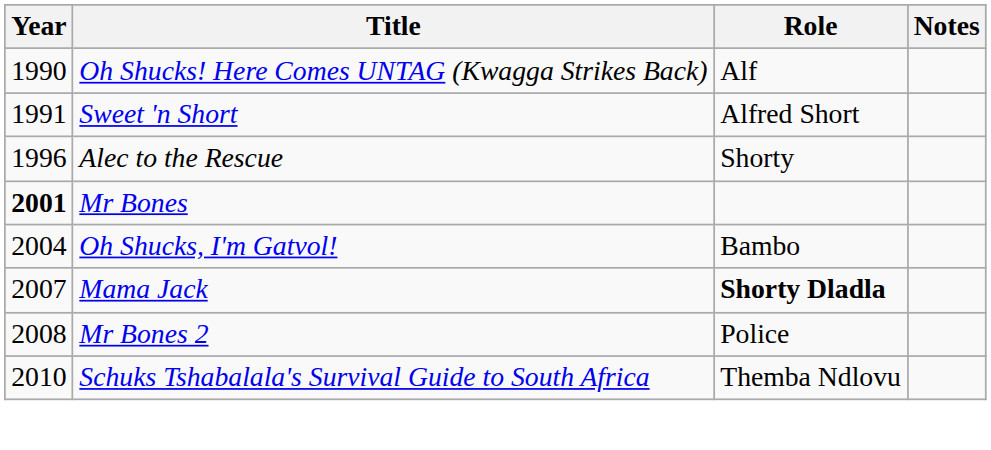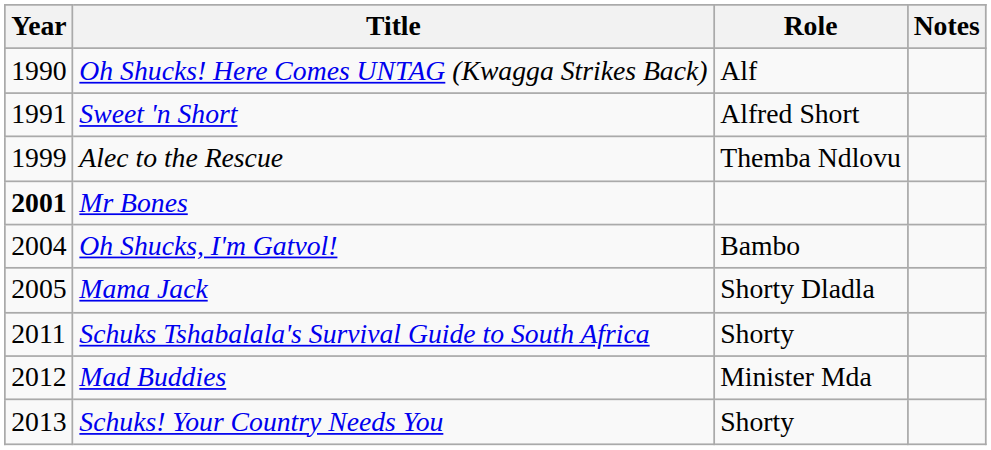(39, 158) 1996 -> (39, 158) 1999
(757, 158) Shorty -> (811, 158) Themba Ndlovu
(39, 289) 2007 -> (39, 289) 2005
(803, 289) bold -> (797, 289) normal
- row: (144, 333)
(39, 377) 2010 -> (38, 333) 2011
(811, 377) Themba Ndlovu -> (757, 333) Shorty
+ row: (153, 377)
+ row: (261, 421)
